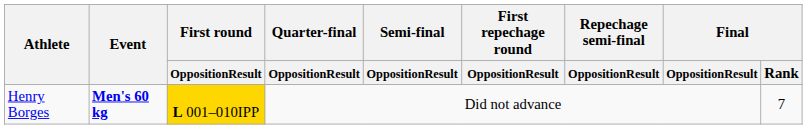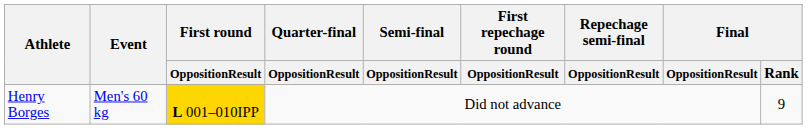(121, 104) bold -> (121, 104) normal
(782, 104) 7 -> (782, 104) 9
